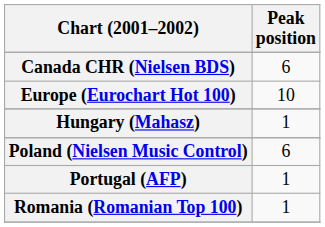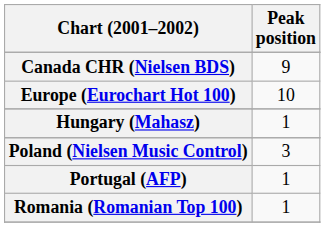(286, 66) 6 -> (286, 66) 9
(286, 151) 6 -> (286, 151) 3
